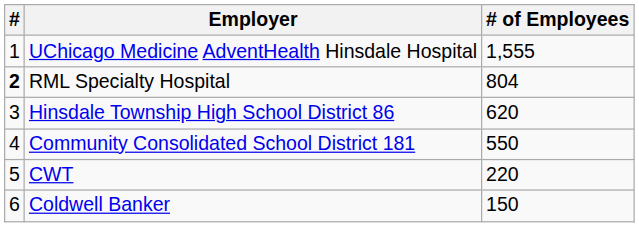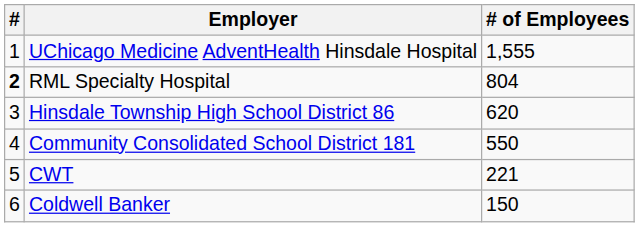(502, 174) 220 -> (502, 174) 221
